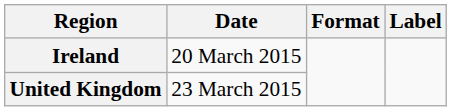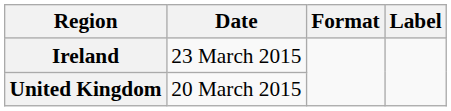(236, 55) 20 March 2015 -> (236, 55) 23 March 2015
(236, 88) 23 March 2015 -> (236, 88) 20 March 2015
